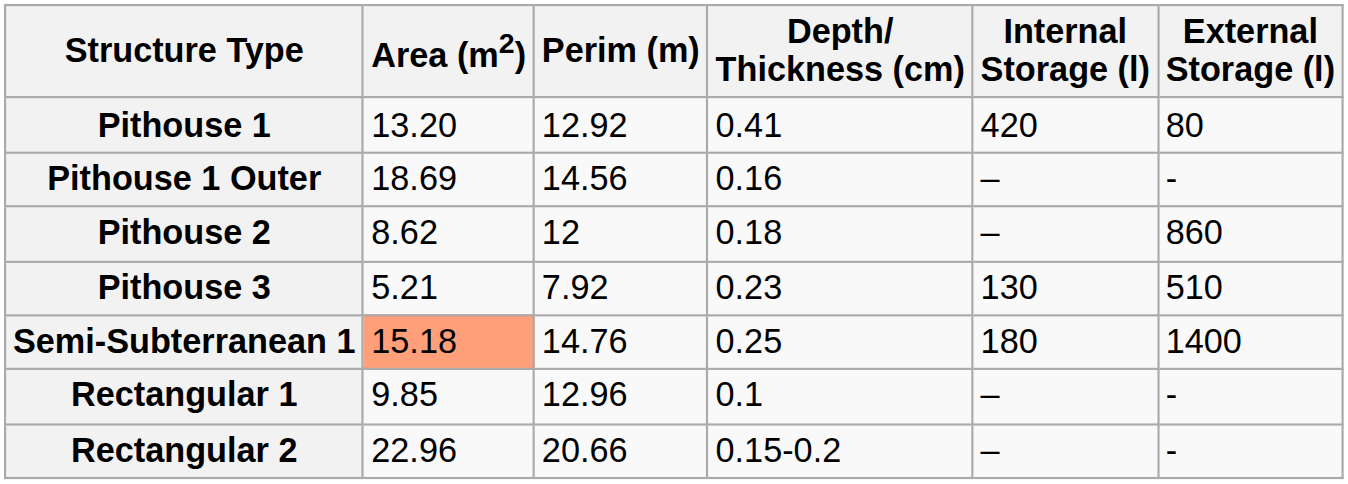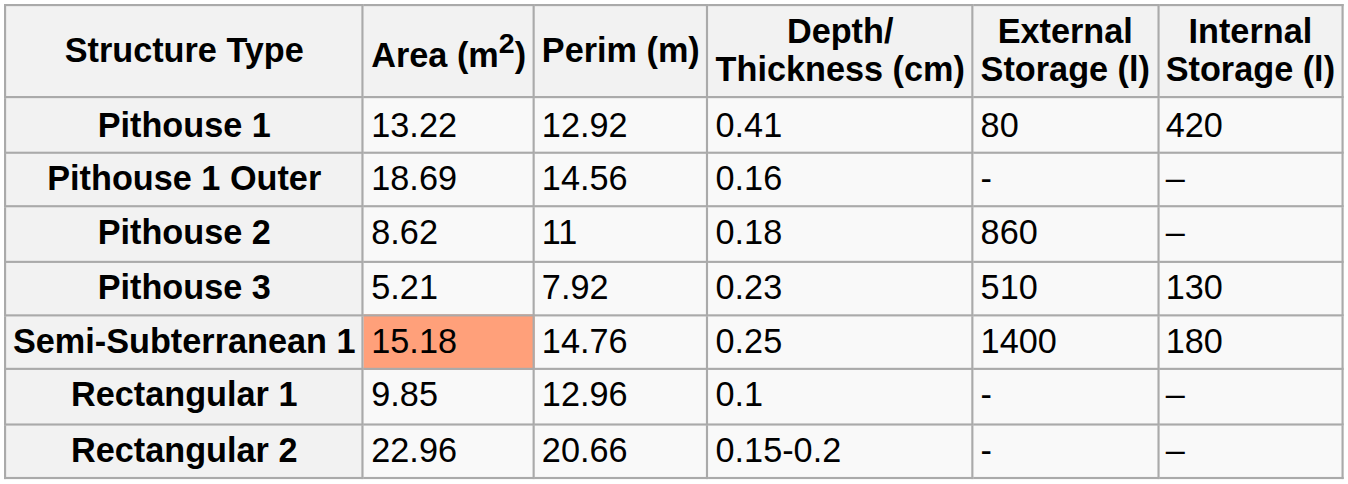columns swapped: (1065, 50) <-> (1250, 50)
(414, 124) 13.20 -> (414, 124) 13.22
(561, 233) 12 -> (560, 233) 11
